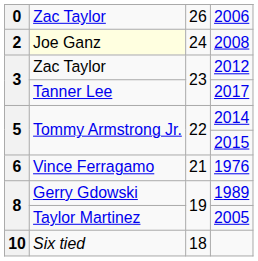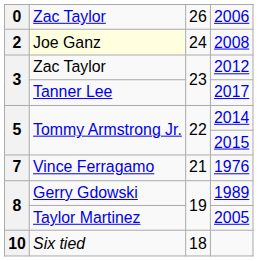(17, 167) 6 -> (17, 167) 7
